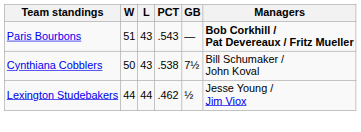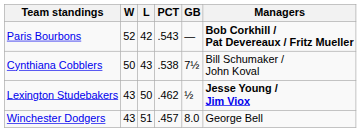(129, 36) 51 -> (129, 36) 52
(146, 36) 43 -> (146, 36) 42
(129, 95) 44 -> (129, 95) 43
(146, 95) 44 -> (146, 95) 50
(239, 95) normal -> (242, 95) bold
+ row: (56, 118)
